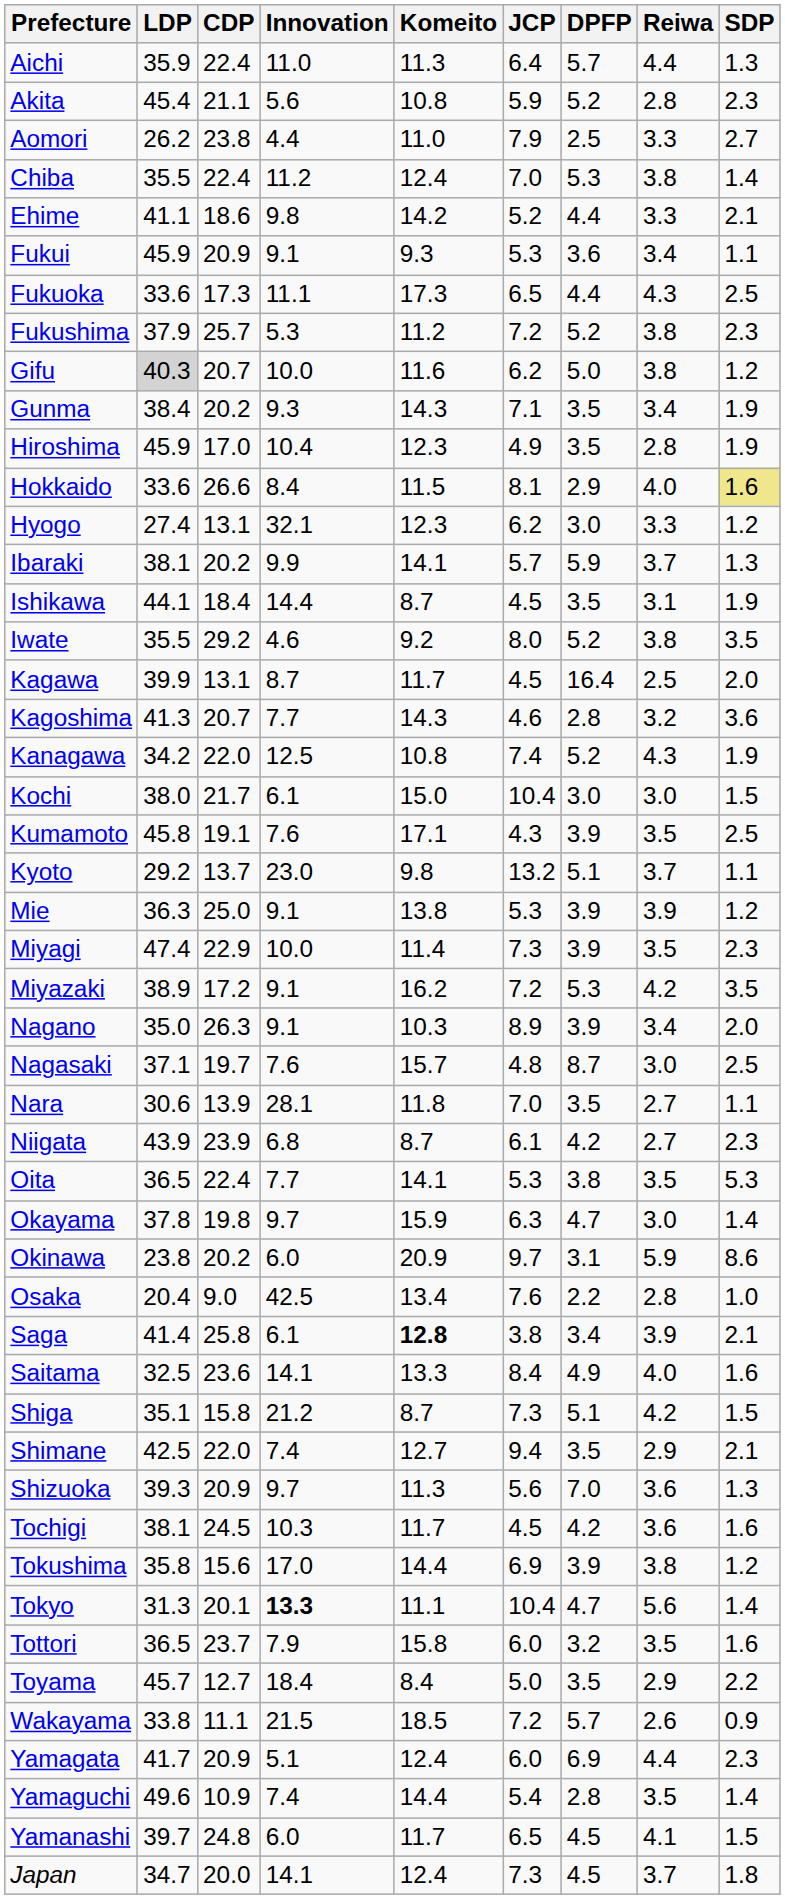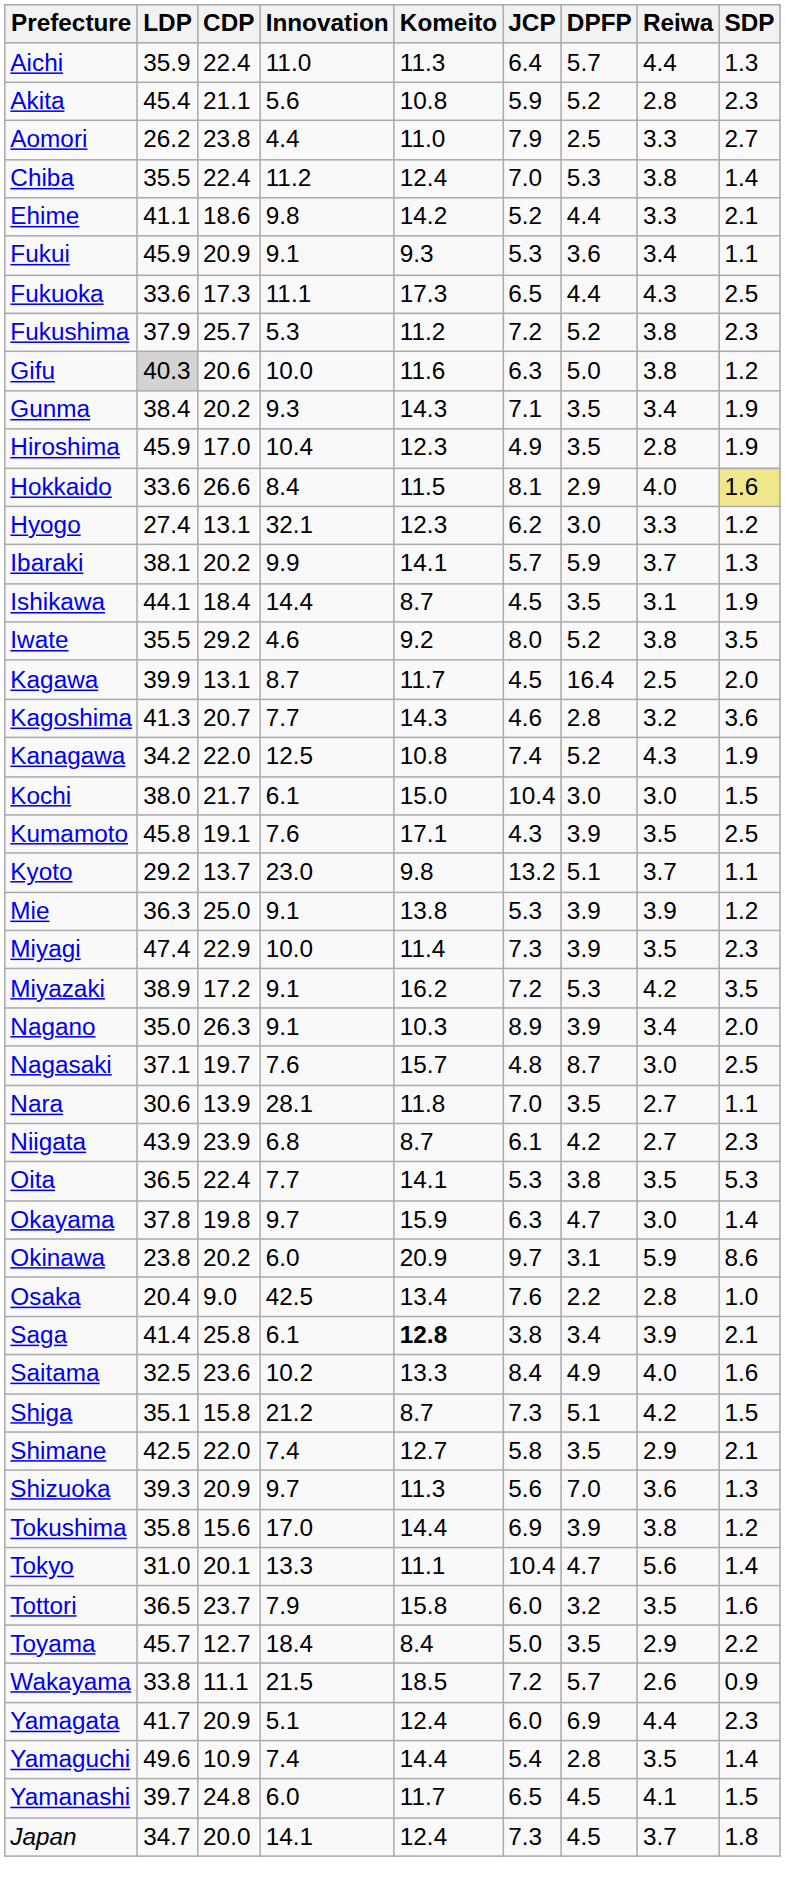(227, 370) 20.7 -> (227, 370) 20.6
(525, 370) 6.2 -> (525, 370) 6.3
(289, 1373) 14.1 -> (289, 1373) 10.2
(525, 1450) 9.4 -> (525, 1450) 5.8
- row: (48, 1528)
(167, 1605) 31.3 -> (167, 1566) 31.0
(289, 1605) bold -> (289, 1566) normal
